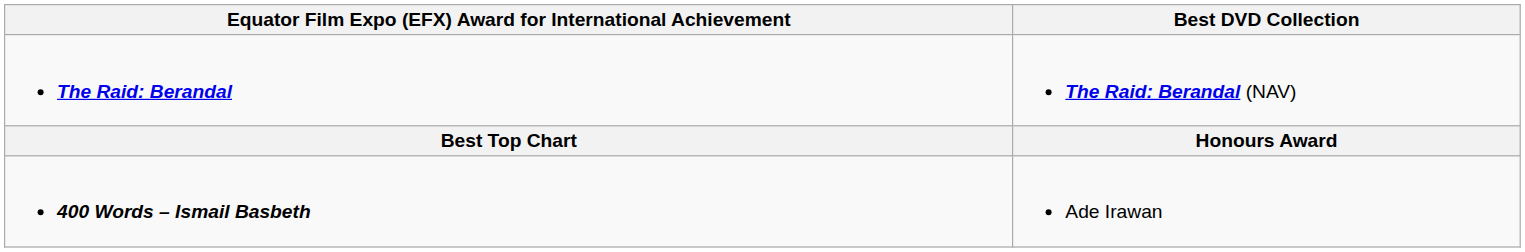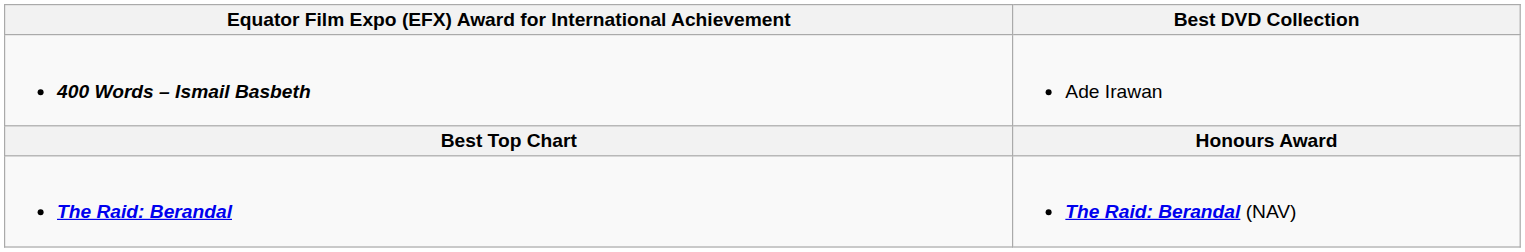rows swapped: (509, 91) <-> (509, 212)
